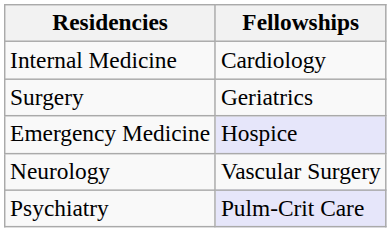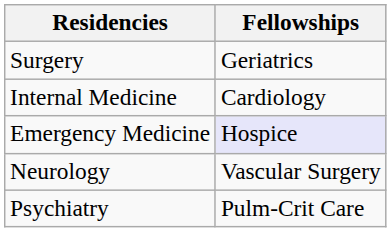rows swapped: (93, 60) <-> (47, 97)
(293, 208) lavender background -> (293, 208) no background
